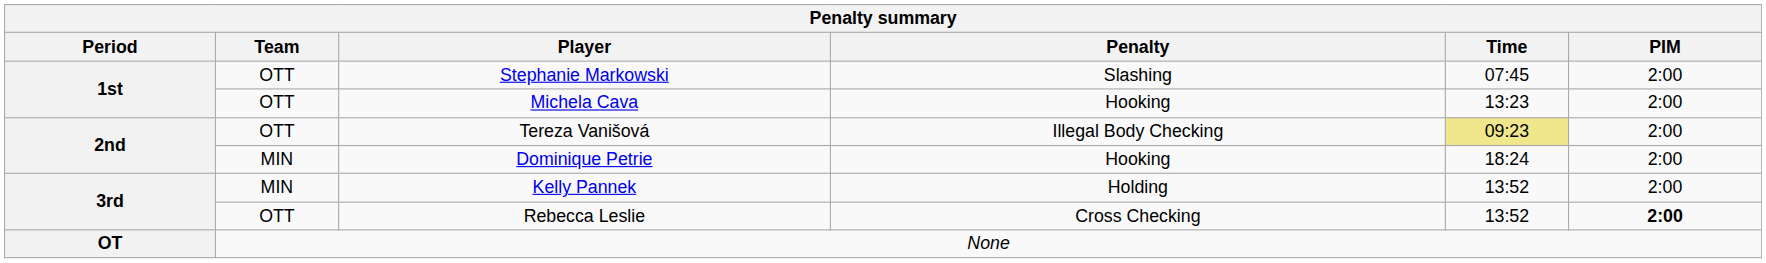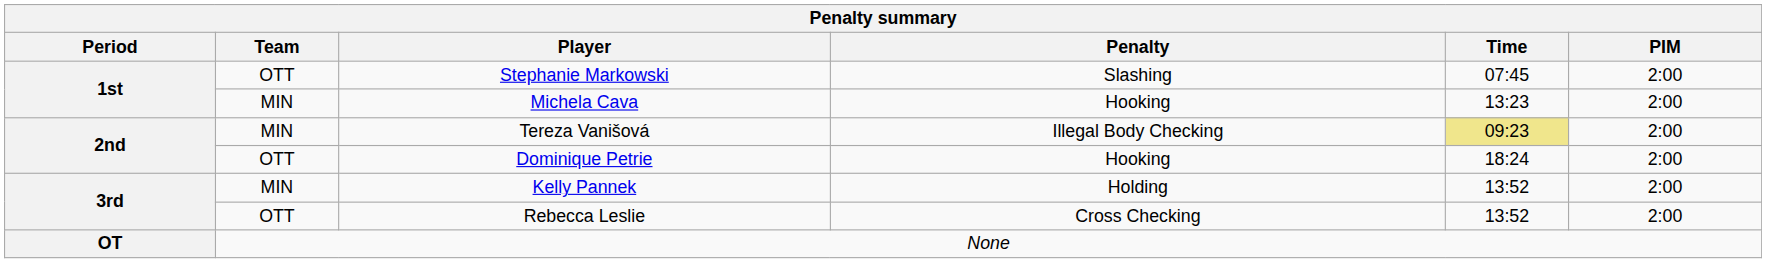(277, 103) OTT -> (277, 103) MIN
(277, 131) OTT -> (277, 131) MIN
(277, 159) MIN -> (277, 159) OTT
(1665, 215) bold -> (1665, 215) normal
